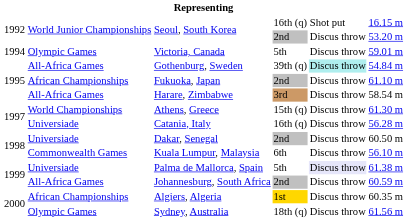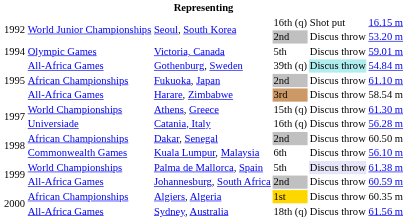(53, 138) Universiade -> (78, 138) African Championships
(53, 167) Universiade -> (75, 167) World Championships
(62, 211) Olympic Games -> (66, 211) All-Africa Games
